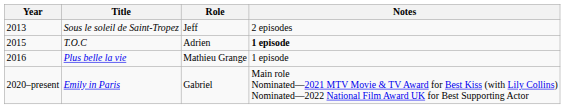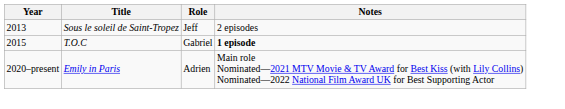(197, 43) Adrien -> (198, 43) Gabriel
- row: (95, 58)
(198, 85) Gabriel -> (197, 69) Adrien
